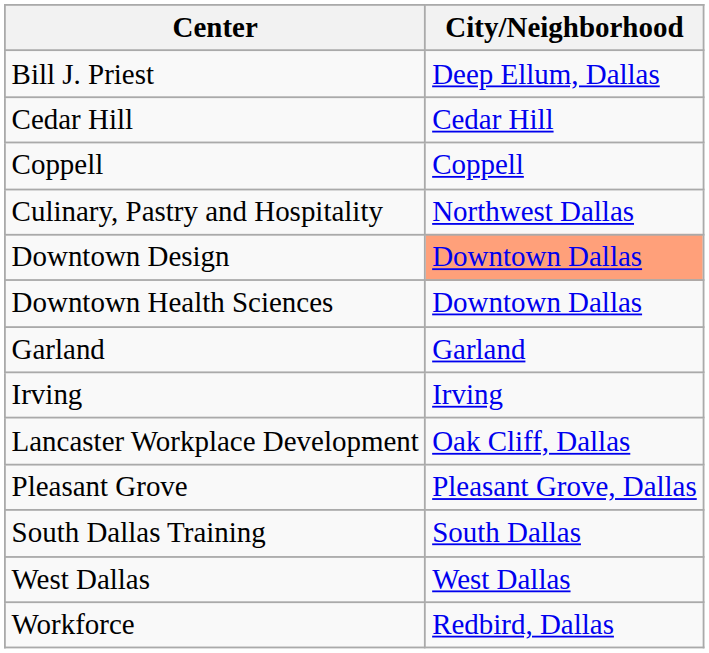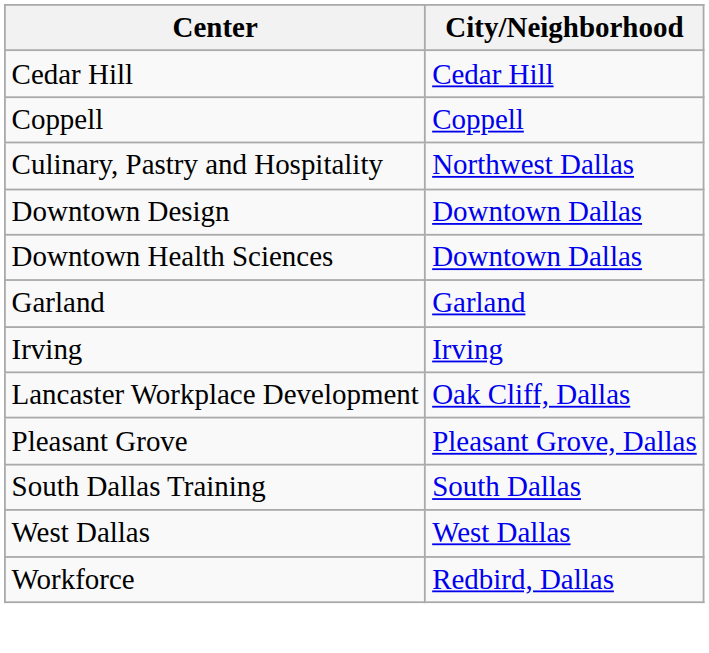- row: (83, 73)
(537, 257) lightsalmon background -> (537, 211) no background
